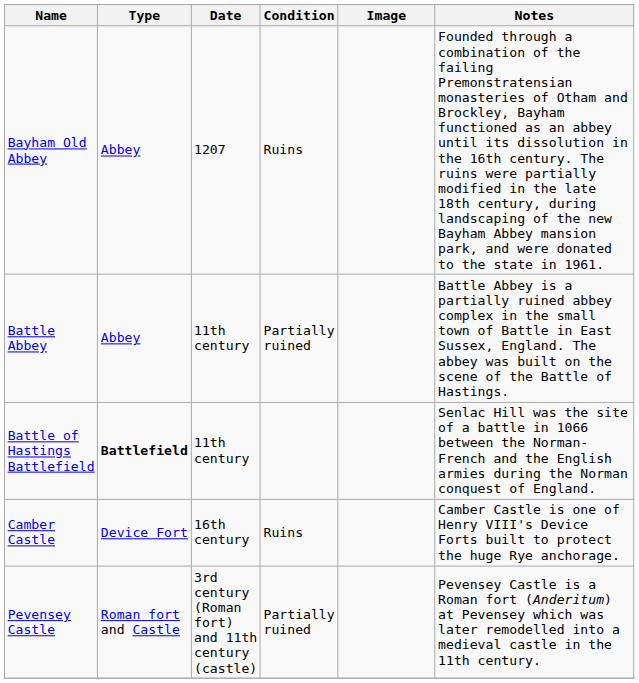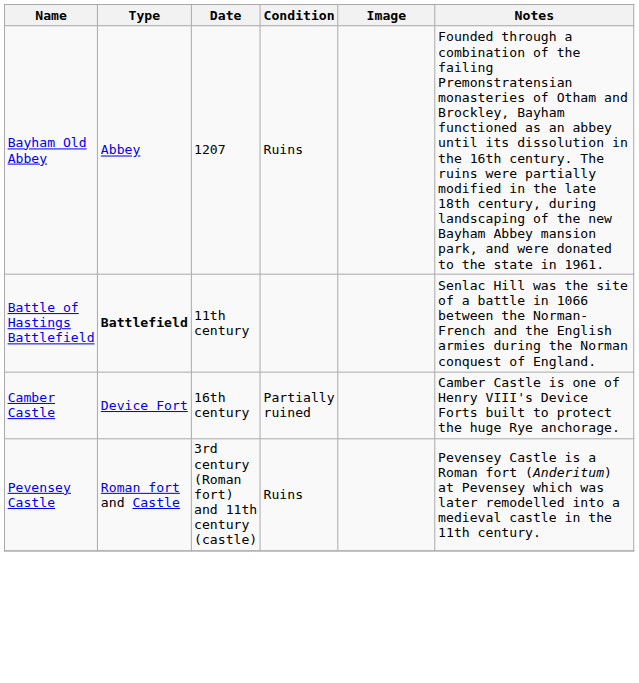- row: (31, 338)
(283, 533) Ruins -> (299, 405) Partially ruined
(299, 622) Partially ruined -> (283, 495) Ruins
